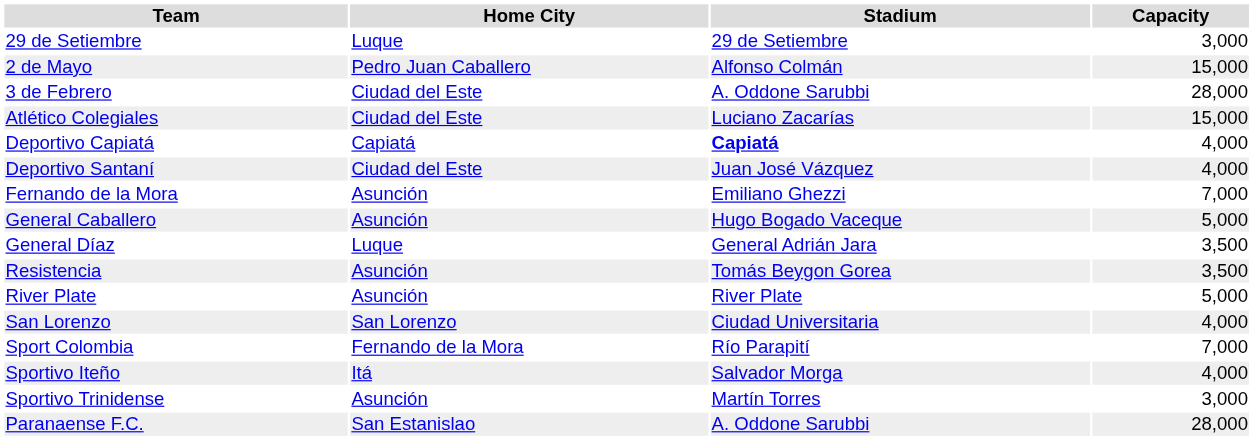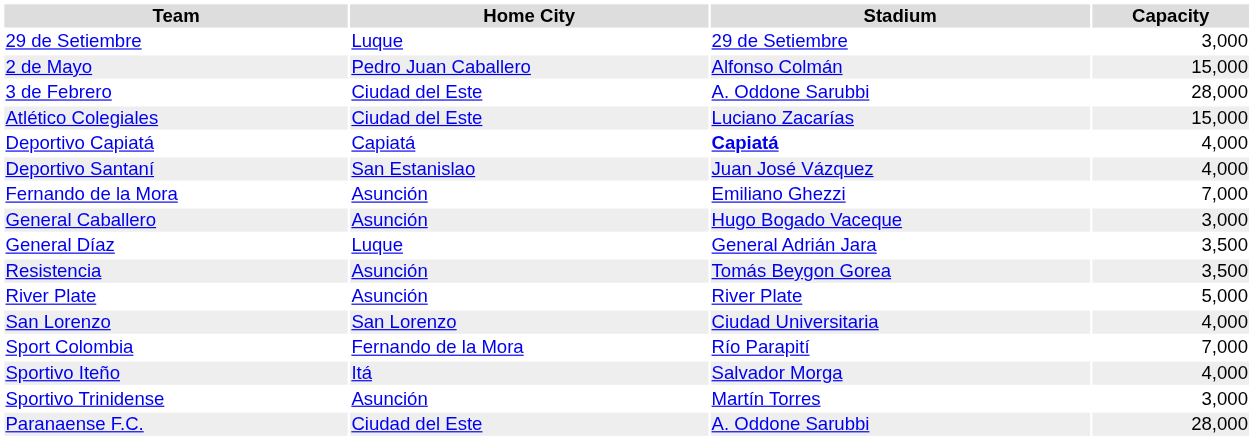(417, 168) Ciudad del Este -> (413, 168) San Estanislao
(1225, 220) 5,000 -> (1225, 220) 3,000
(413, 424) San Estanislao -> (417, 424) Ciudad del Este
